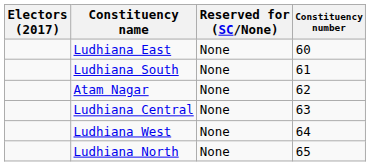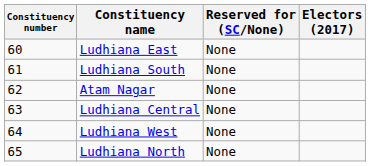columns swapped: (329, 22) <-> (38, 22)
